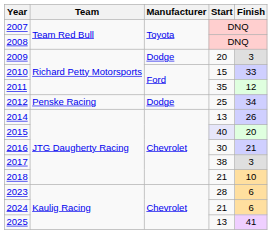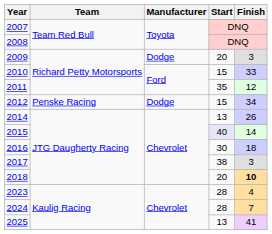(222, 102) 25 -> (222, 102) 15
(251, 132) 20 -> (251, 132) 14
(251, 147) 21 -> (251, 147) 18
(222, 177) 21 -> (222, 177) 20
(251, 177) normal -> (251, 177) bold
(251, 192) 6 -> (251, 192) 4
(222, 207) 21 -> (222, 207) 28
(251, 207) 6 -> (251, 207) 7
